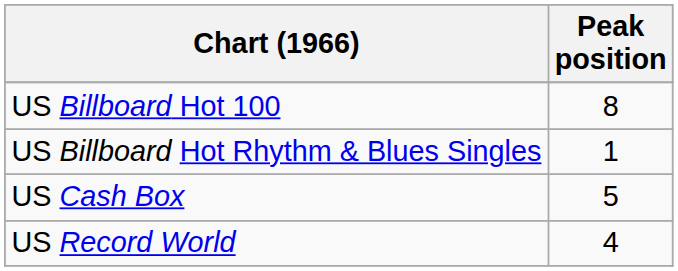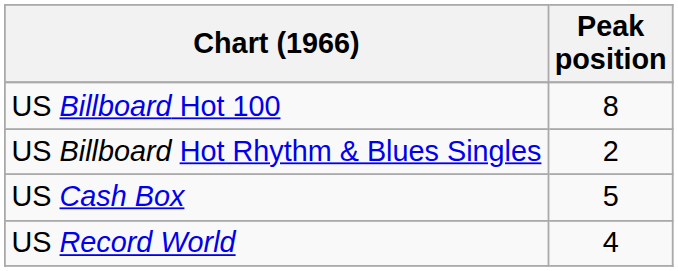(611, 151) 1 -> (611, 151) 2
